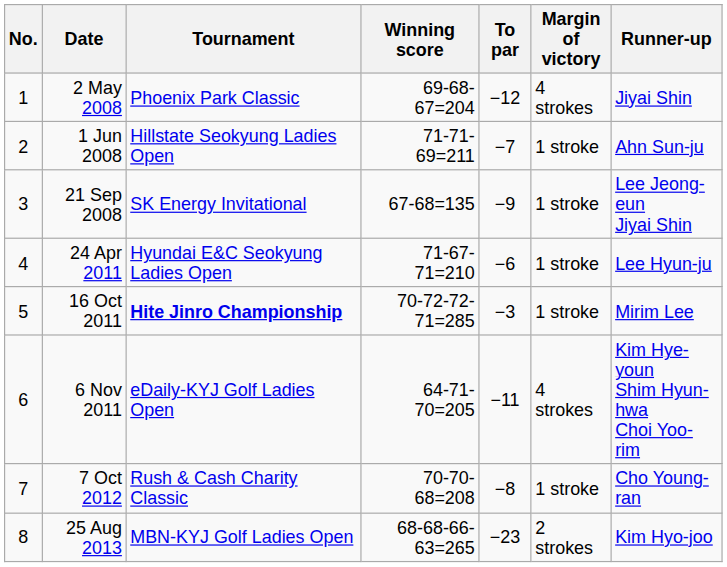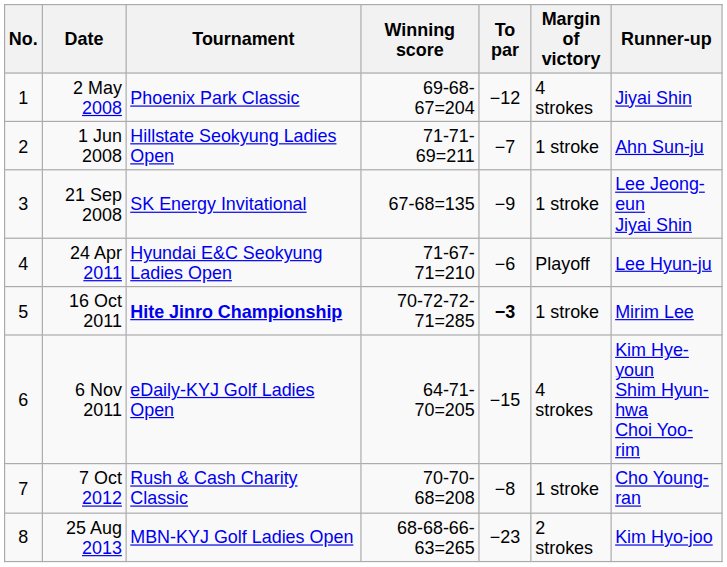(567, 263) 1 stroke -> (563, 263) Playoff
(505, 311) normal -> (505, 311) bold
(505, 400) −11 -> (505, 400) −15
